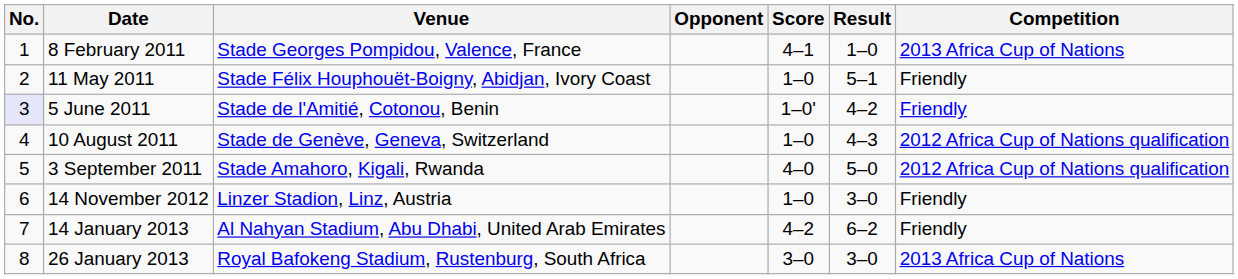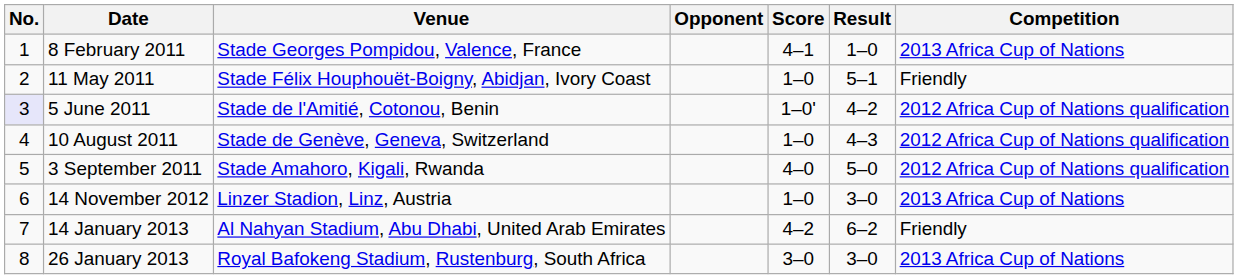(933, 109) Friendly -> (1064, 109) 2012 Africa Cup of Nations qualification
(933, 199) Friendly -> (1012, 199) 2013 Africa Cup of Nations
